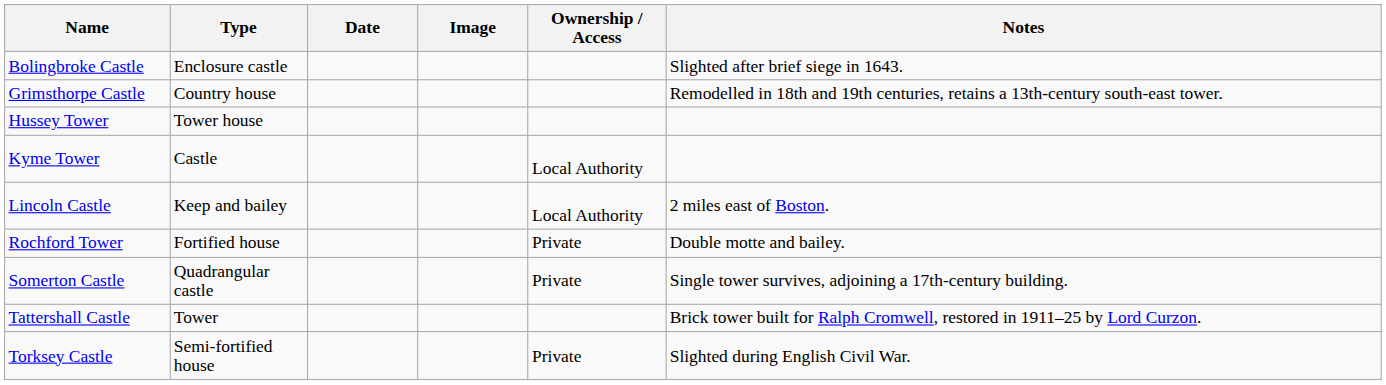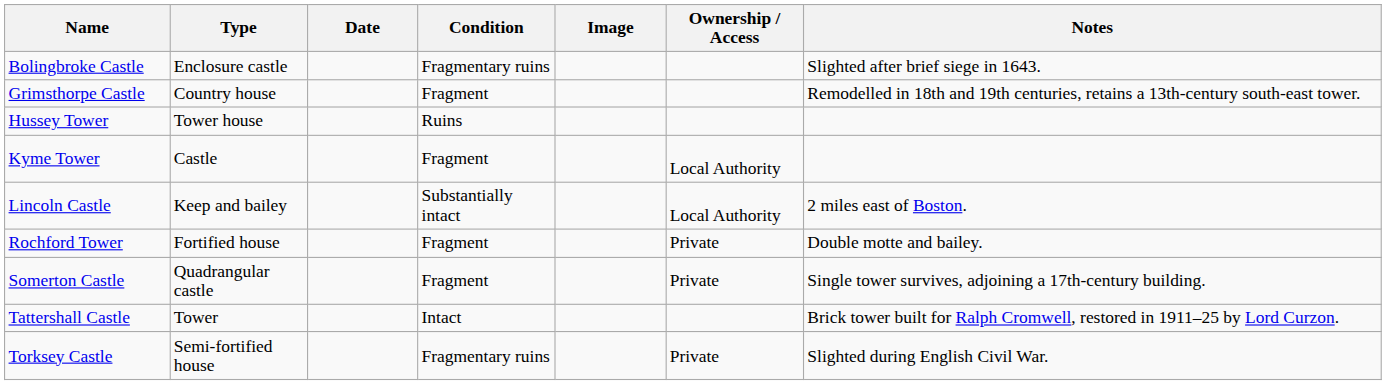+ column: (486, 28)
